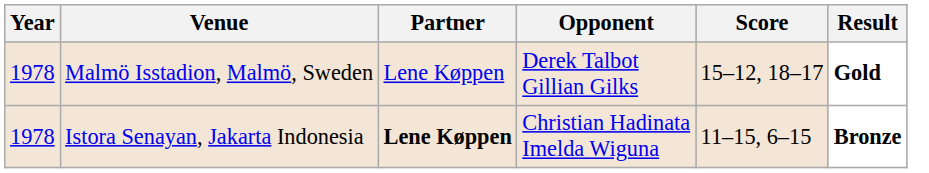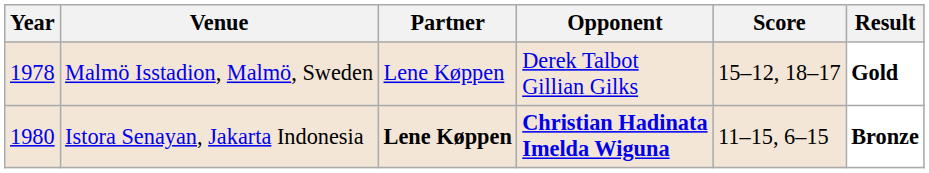(32, 136) 1978 -> (32, 136) 1980
(606, 136) normal -> (615, 136) bold
